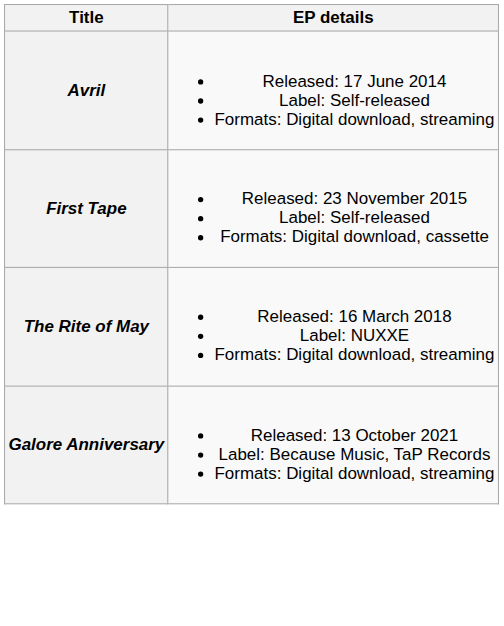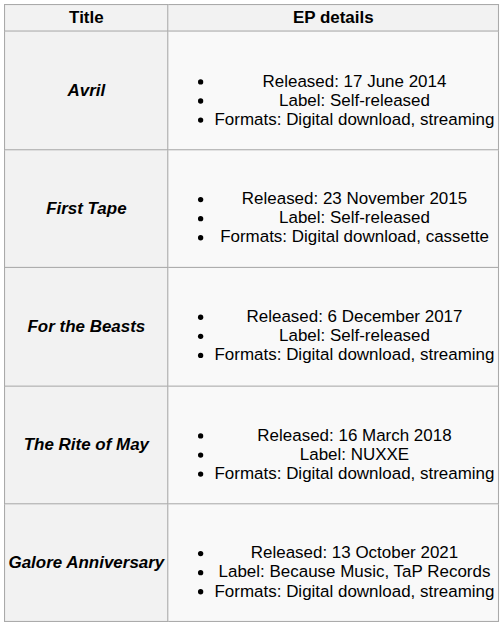+ row: (86, 326)
